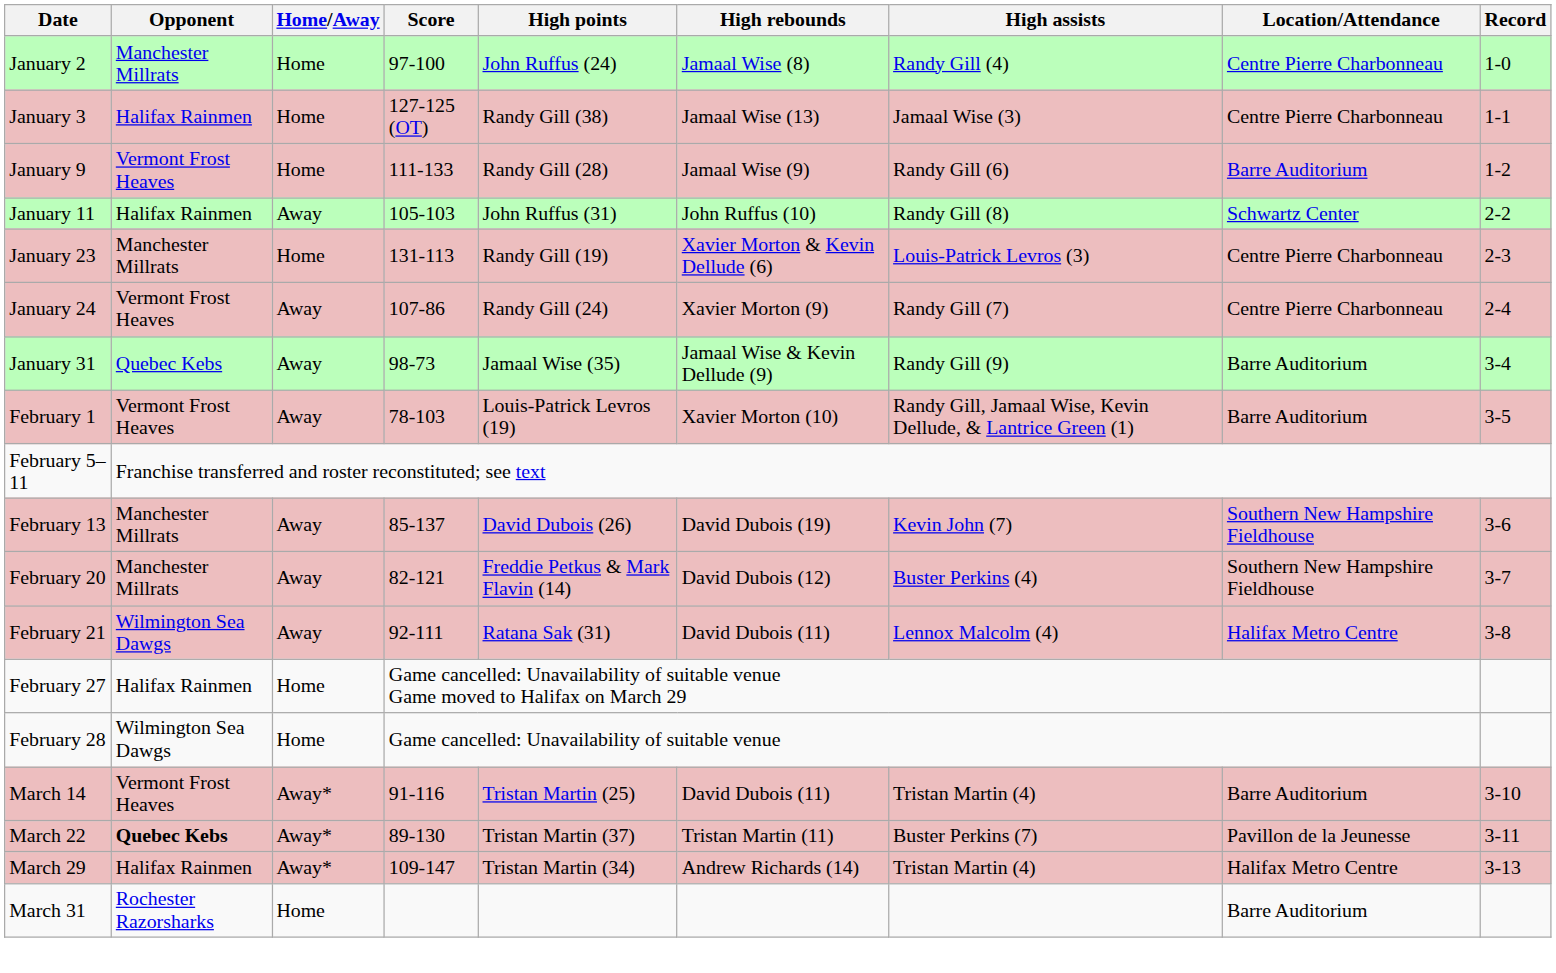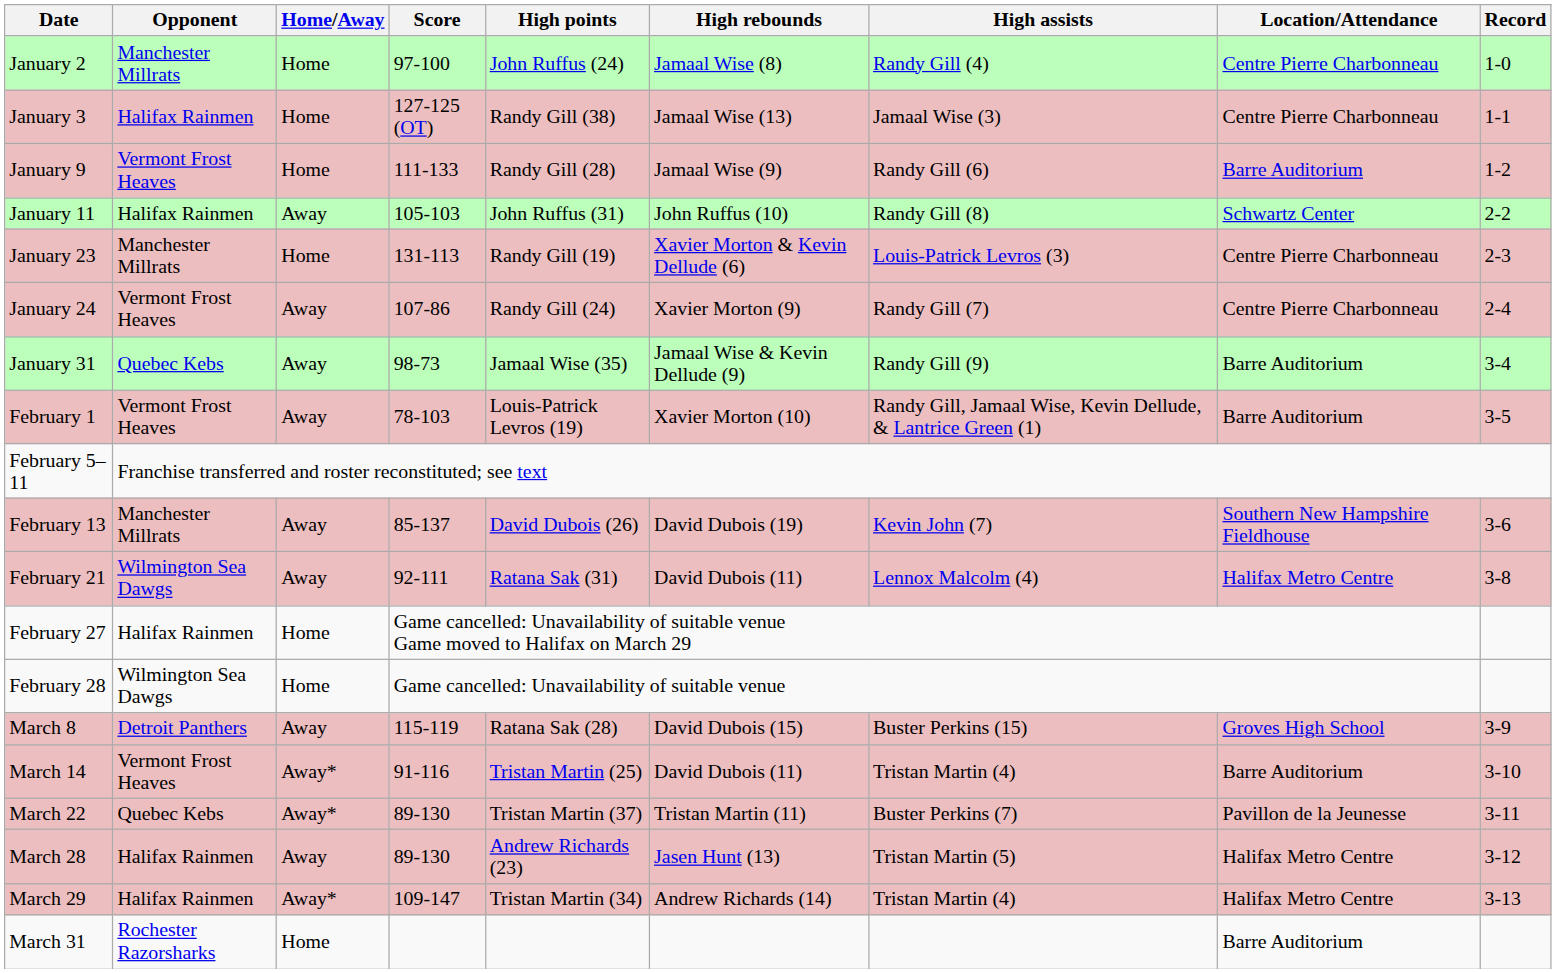- row: (57, 578)
+ row: (43, 728)
(172, 836) bold -> (171, 813) normal
+ row: (47, 856)
